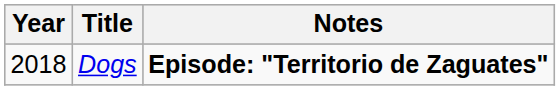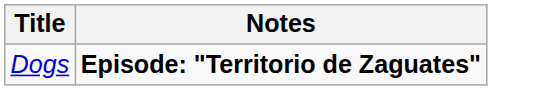- column: (39, 24)
